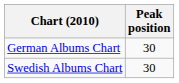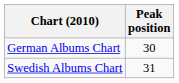(149, 68) 30 -> (149, 68) 31
